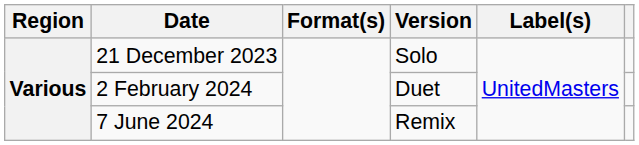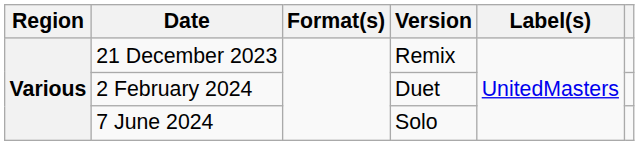(416, 55) Solo -> (425, 55) Remix
(425, 122) Remix -> (416, 122) Solo
